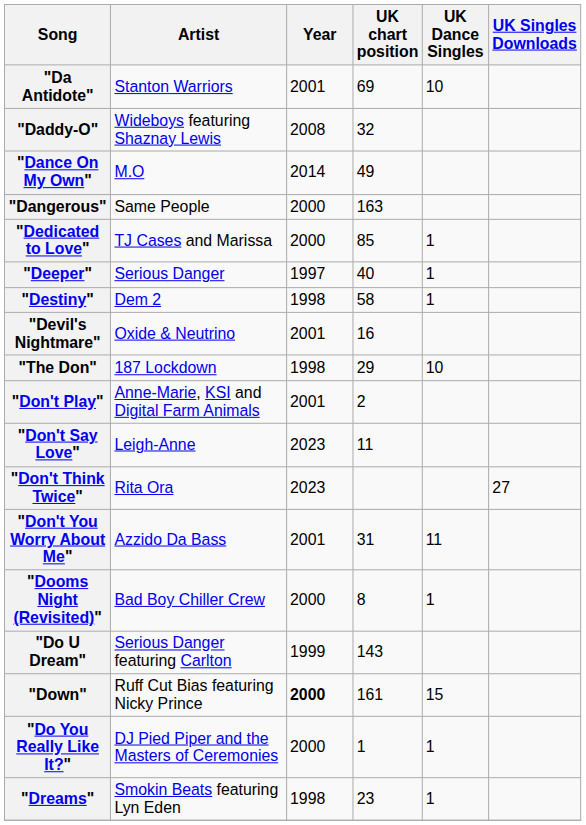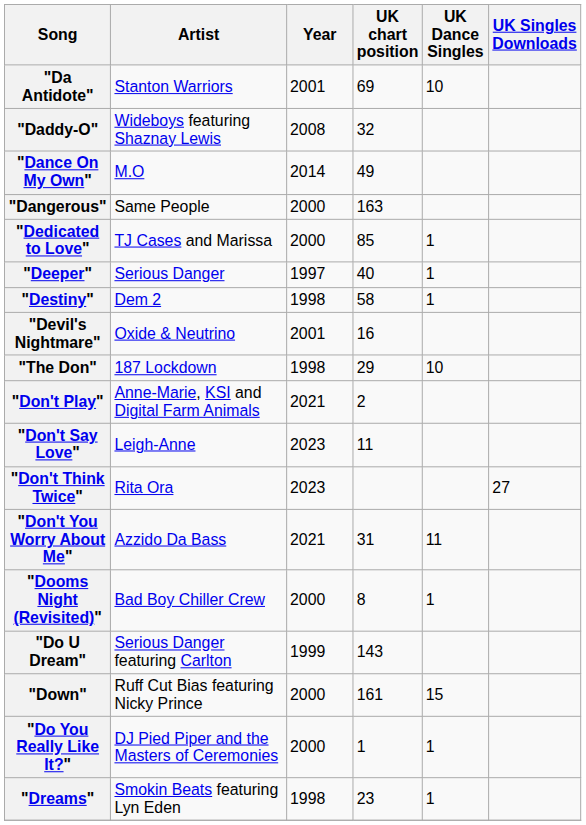(308, 401) 2001 -> (308, 401) 2021
(308, 539) 2001 -> (308, 539) 2021
(308, 695) bold -> (308, 695) normal
